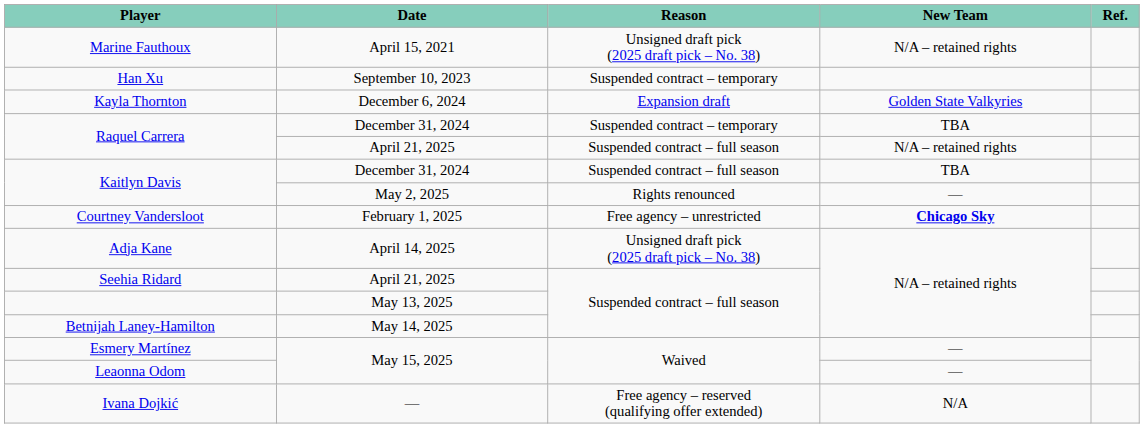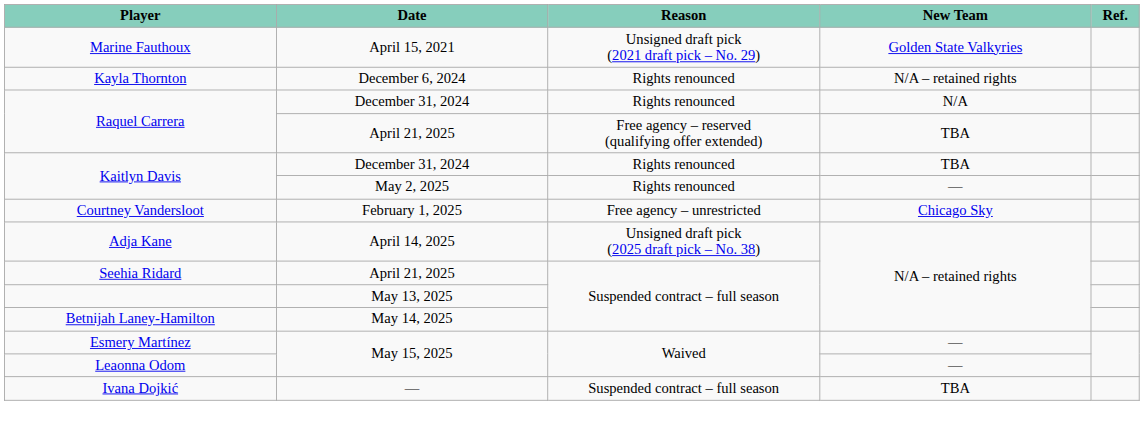(684, 47) Unsigned draft pick (2025 draft pick – No. 38) -> (684, 47) Unsigned draft pick (2021 draft pick – No. 29)
(955, 47) N/A – retained rights -> (955, 47) Golden State Valkyries
- row: (140, 78)
(684, 101) Expansion draft -> (684, 78) Rights renounced
(955, 101) Golden State Valkyries -> (955, 78) N/A – retained rights
(684, 124) Suspended contract – temporary -> (684, 101) Rights renounced
(955, 124) TBA -> (955, 101) N/A
(684, 147) Suspended contract – full season -> (684, 132) Free agency – reserved (qualifying offer extended)
(955, 147) N/A – retained rights -> (955, 132) TBA
(684, 170) Suspended contract – full season -> (684, 164) Rights renounced
(955, 217) bold -> (955, 210) normal
(684, 403) Free agency – reserved (qualifying offer extended) -> (684, 388) Suspended contract – full season
(955, 403) N/A -> (955, 388) TBA
